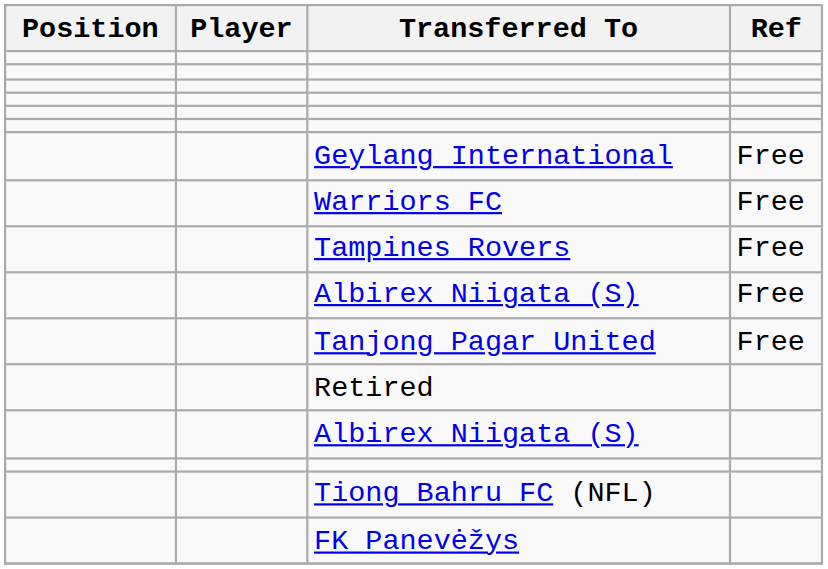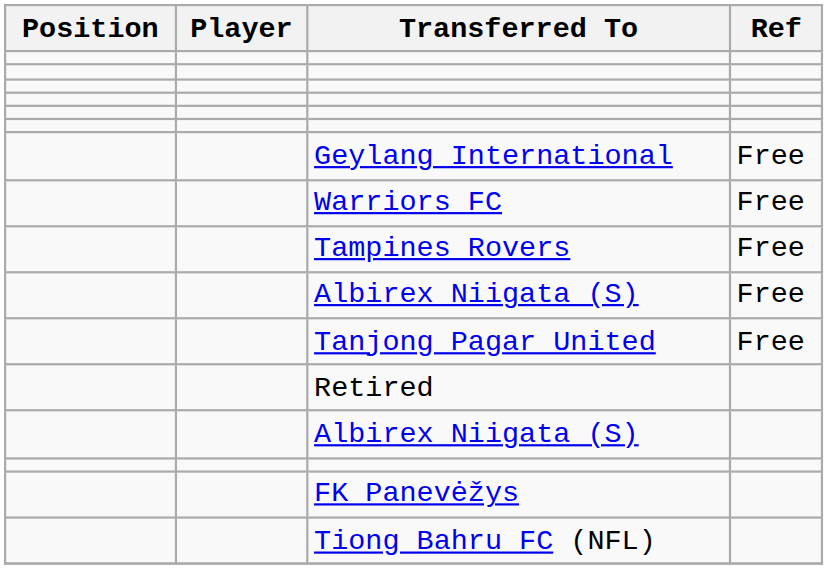rows swapped: (417, 541) <-> (485, 494)
